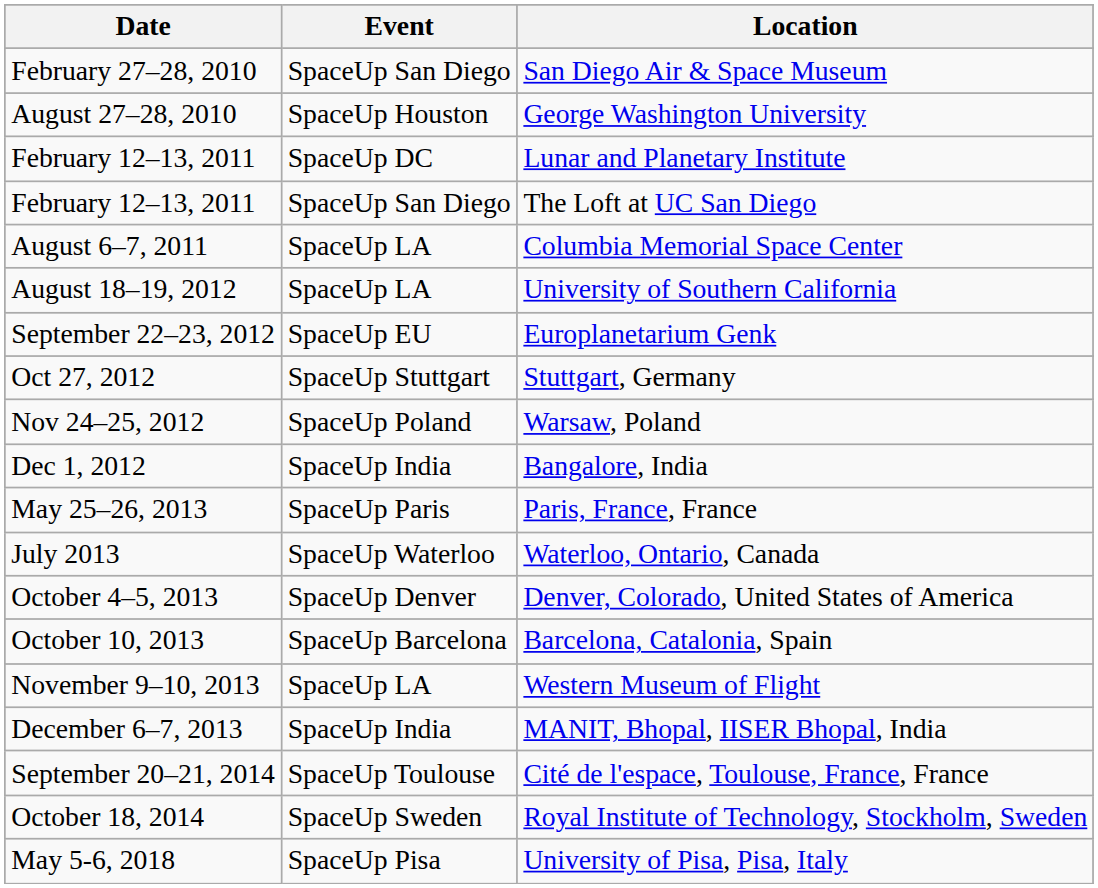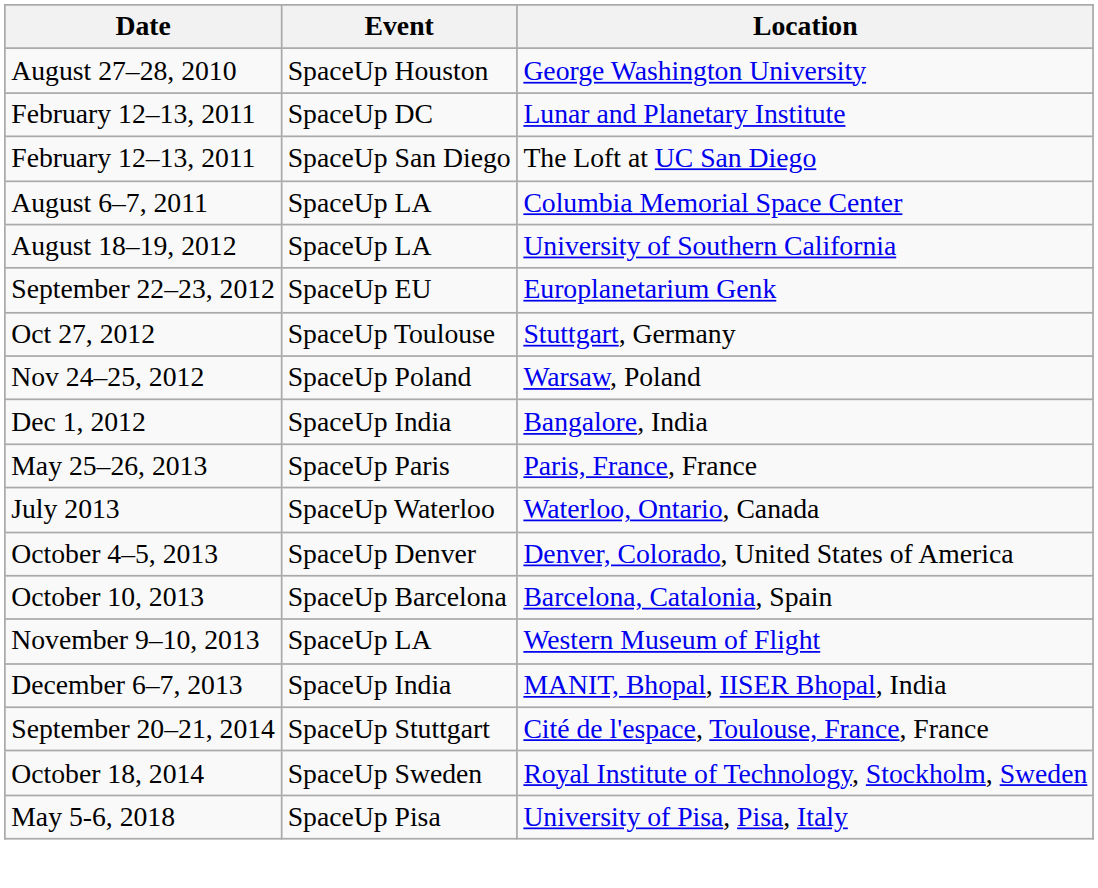- row: (705, 70)
(389, 377) SpaceUp Stuttgart -> (391, 333) SpaceUp Toulouse
(391, 772) SpaceUp Toulouse -> (389, 728) SpaceUp Stuttgart
